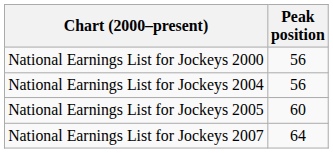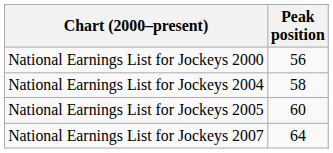(298, 85) 56 -> (298, 85) 58
